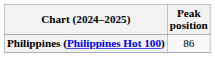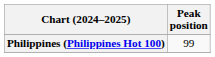(189, 43) 86 -> (189, 43) 99
